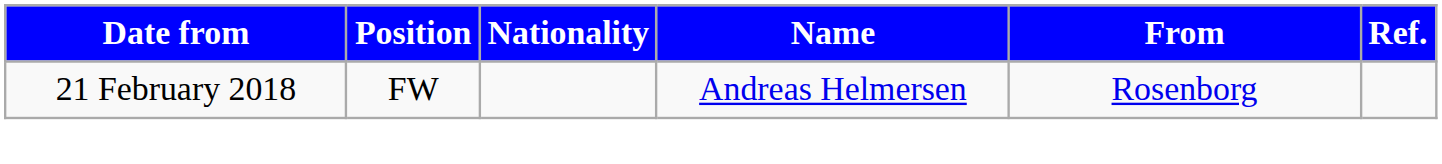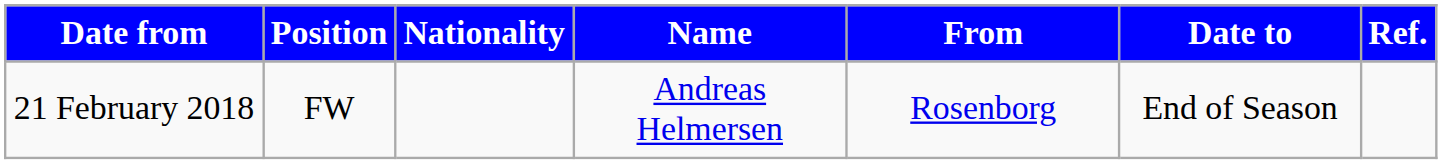+ column: (1240, 32)
